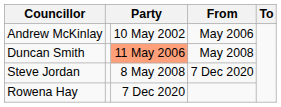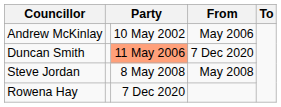(227, 53) May 2008 -> (222, 53) 7 Dec 2020
(222, 72) 7 Dec 2020 -> (227, 72) May 2008
